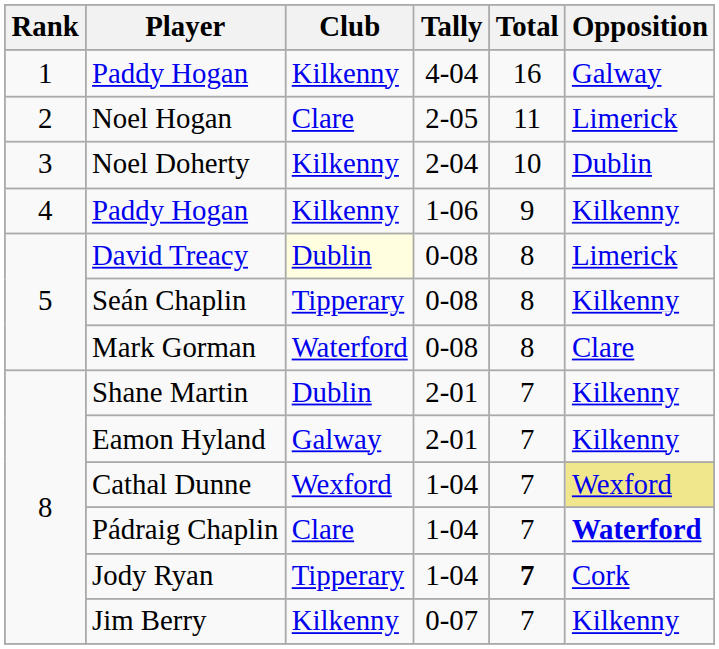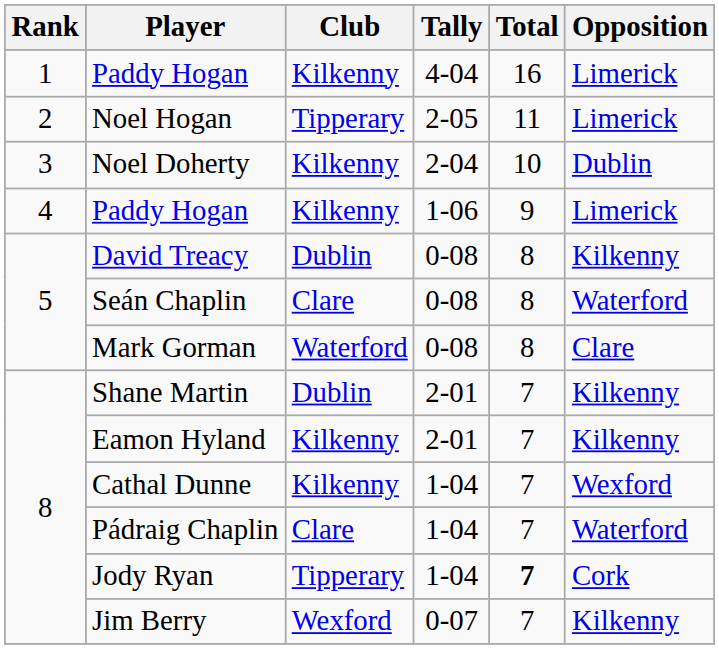(617, 73) Galway -> (625, 73) Limerick
(323, 118) Clare -> (348, 118) Tipperary
(625, 210) Kilkenny -> (625, 210) Limerick
(332, 255) lightyellow background -> (332, 255) no background
(625, 255) Limerick -> (625, 255) Kilkenny
(348, 301) Tipperary -> (323, 301) Clare
(625, 301) Kilkenny -> (630, 301) Waterford
(337, 438) Galway -> (345, 438) Kilkenny
(342, 484) Wexford -> (345, 484) Kilkenny
(622, 484) khaki background -> (622, 484) no background
(637, 529) bold -> (630, 529) normal
(345, 621) Kilkenny -> (342, 621) Wexford
